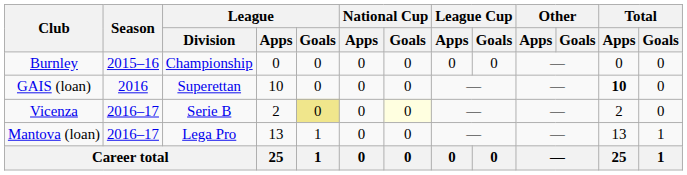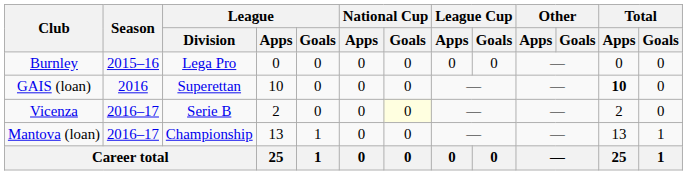(209, 63) Championship -> (209, 63) Lega Pro
(318, 110) khaki background -> (318, 110) no background
(209, 134) Lega Pro -> (209, 134) Championship
